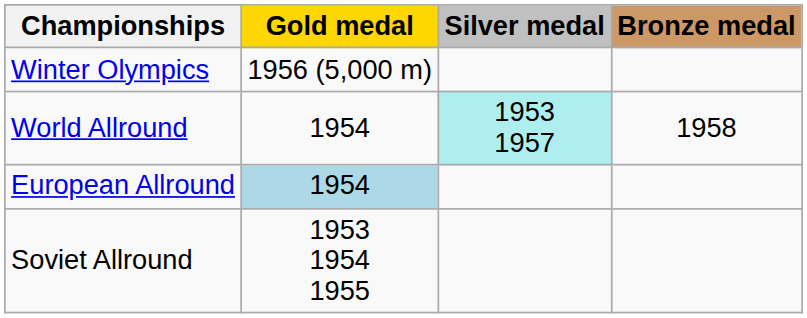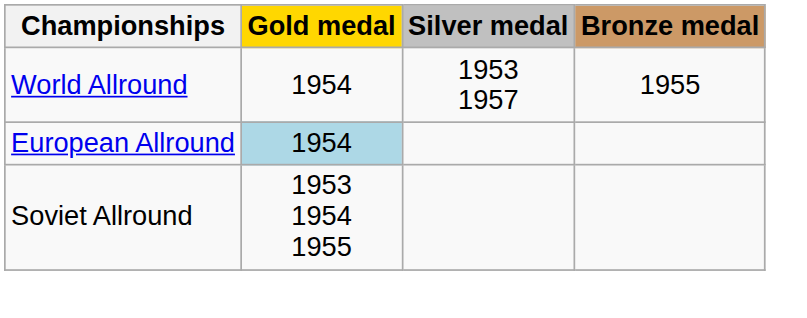- row: (110, 69)
(525, 127) paleturquoise background -> (488, 84) no background
(706, 127) 1958 -> (670, 84) 1955
